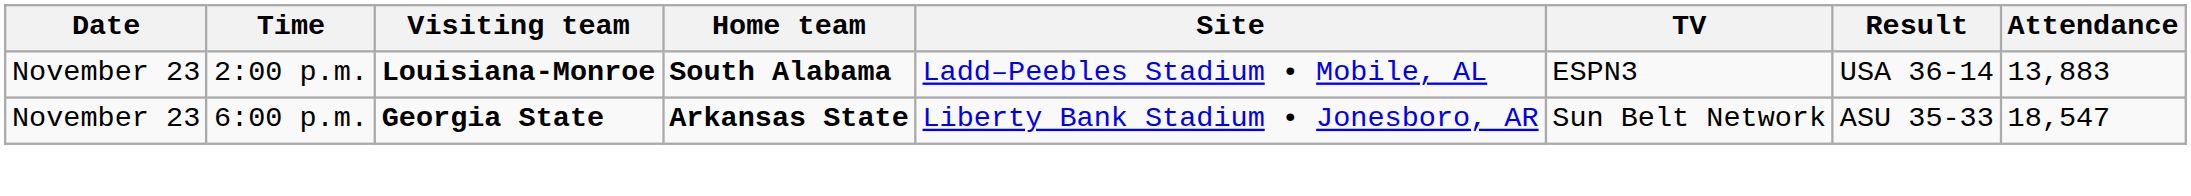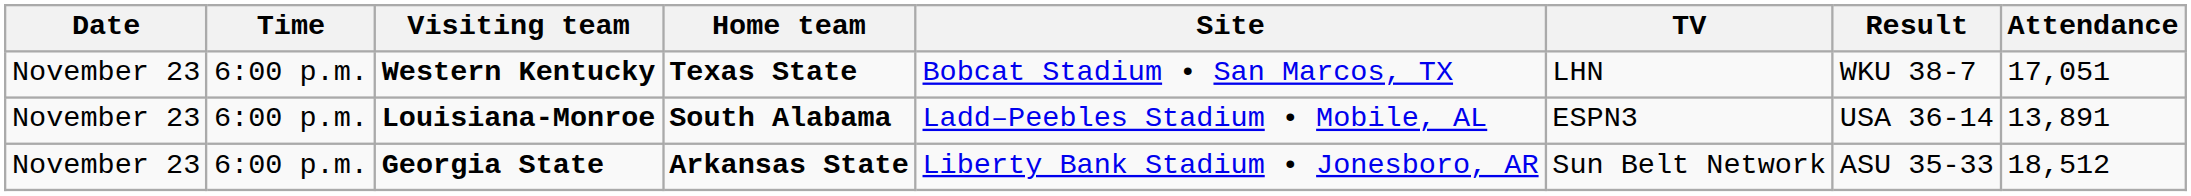+ row: (519, 75)
(291, 75) 2:00 p.m. -> (291, 121) 6:00 p.m.
(2059, 75) 13,883 -> (2059, 121) 13,891
(2059, 121) 18,547 -> (2059, 167) 18,512
